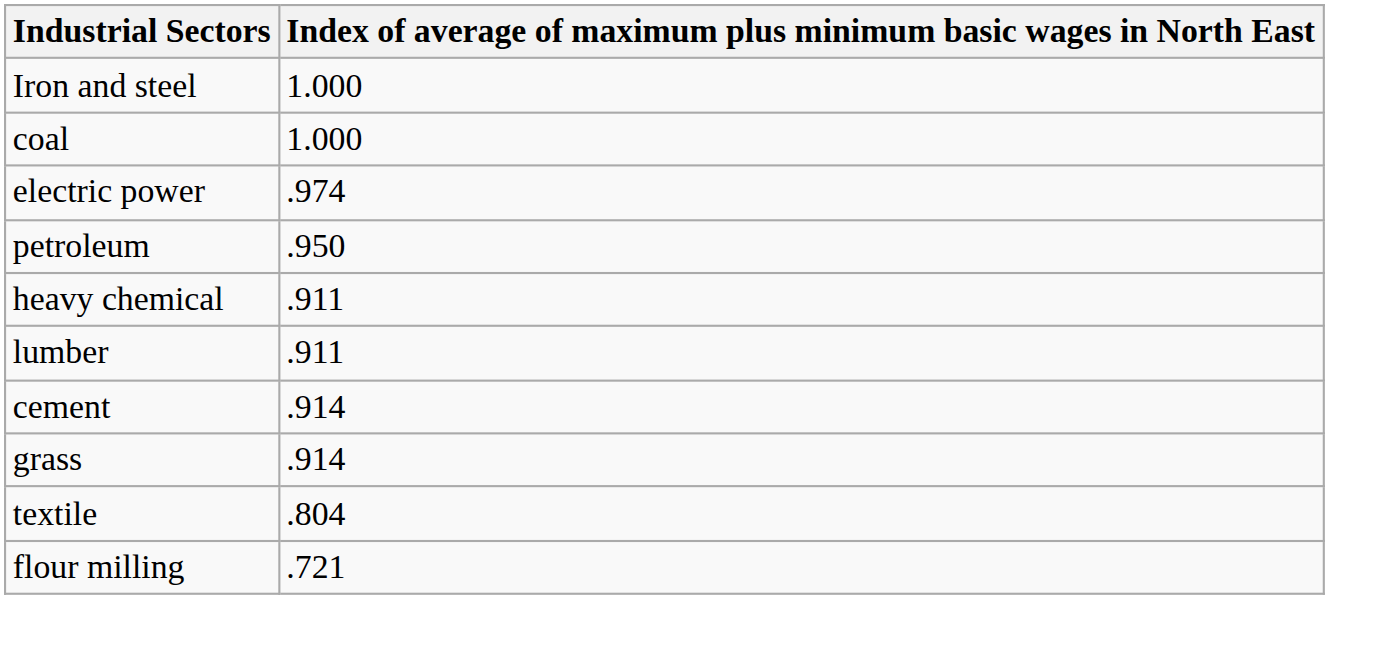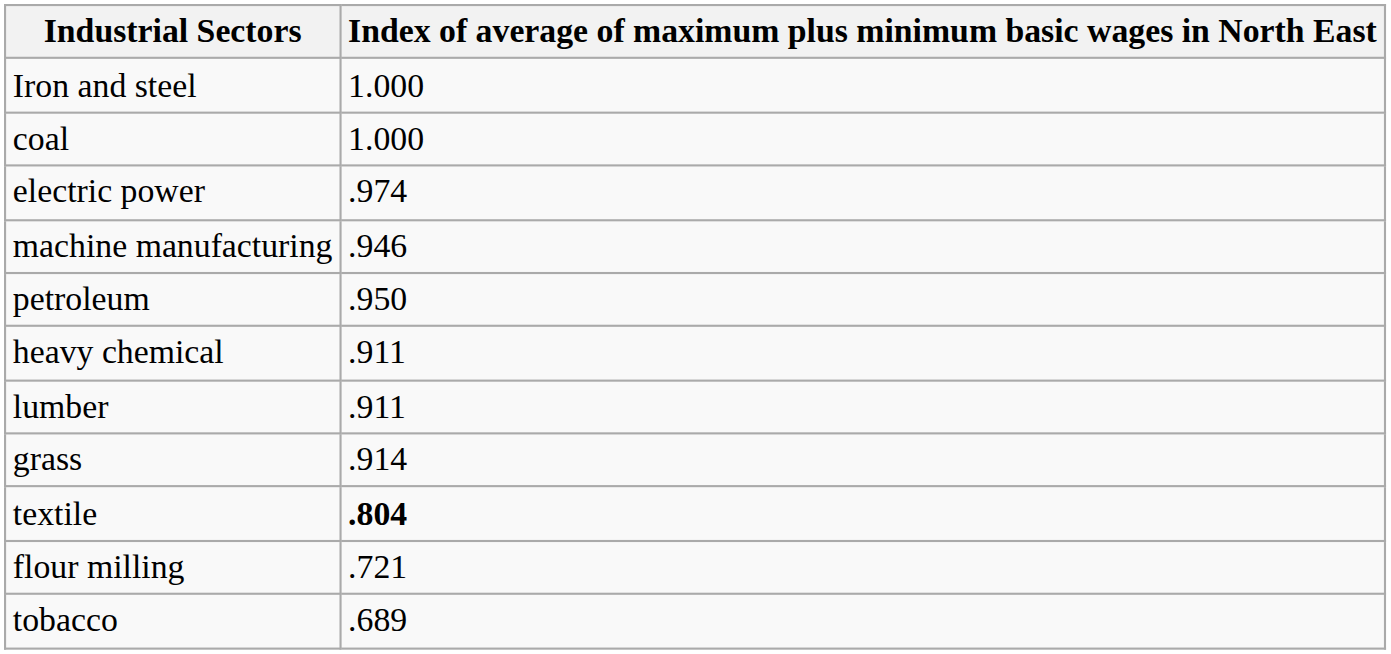+ row: (173, 245)
- row: (62, 406)
(316, 513) normal -> (378, 513) bold
+ row: (65, 620)
